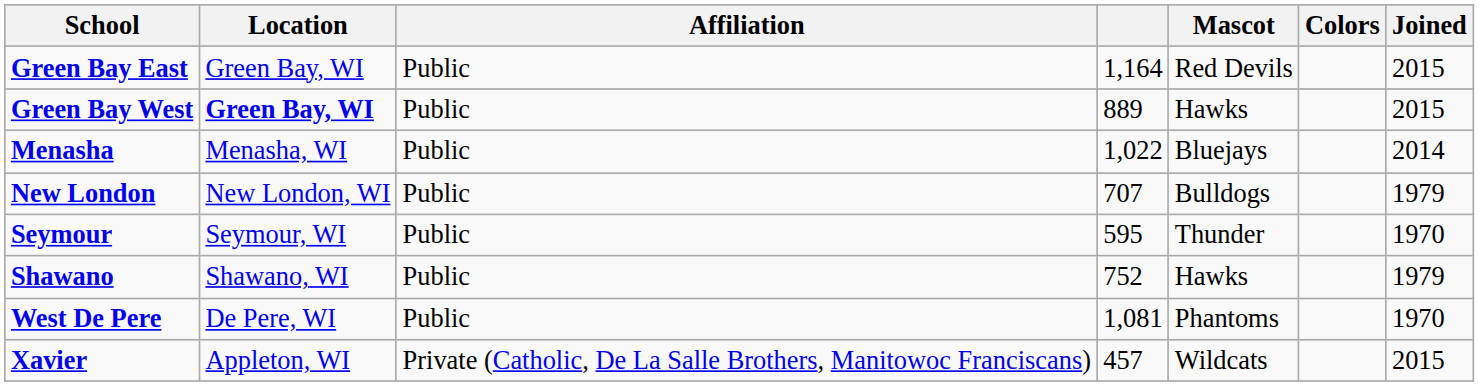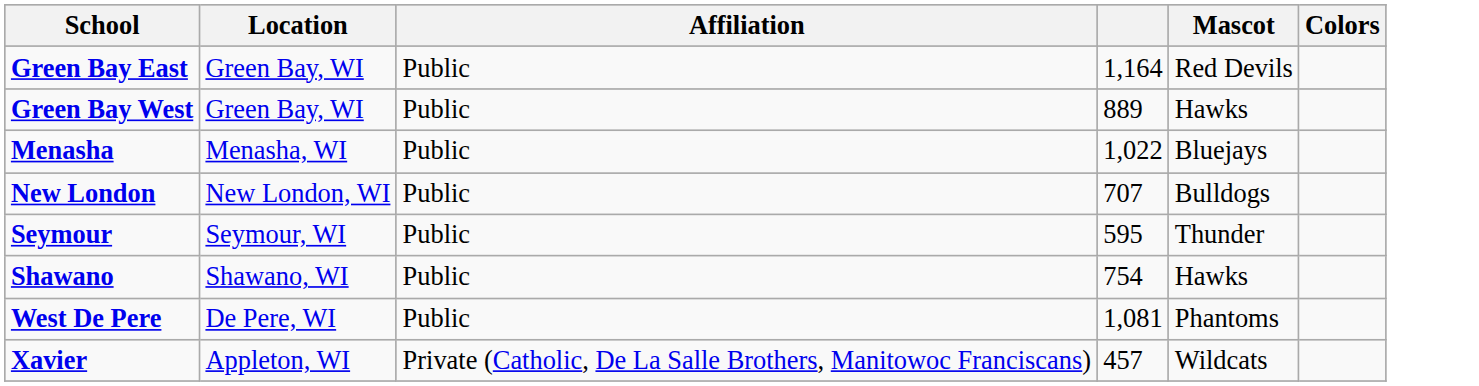- column: (1429, 25)
(290, 109) bold -> (285, 109) normal
(1123, 276) 752 -> (1123, 276) 754
